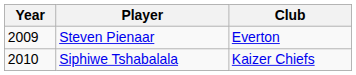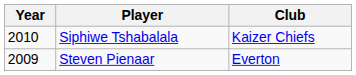rows swapped: (107, 37) <-> (119, 59)
